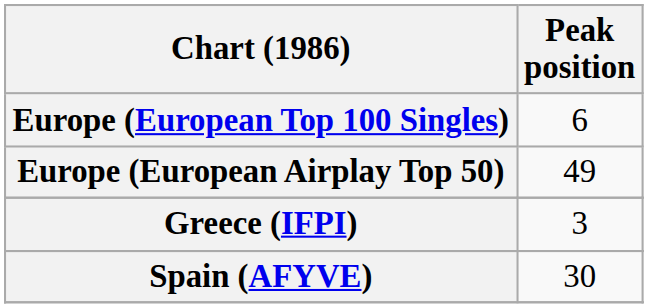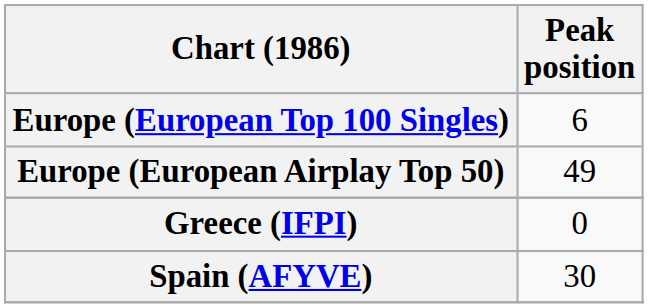(580, 223) 3 -> (580, 223) 0
